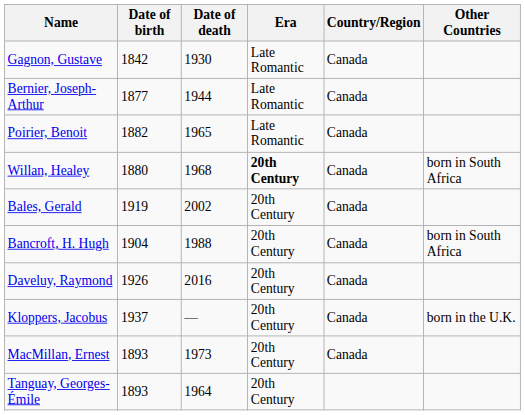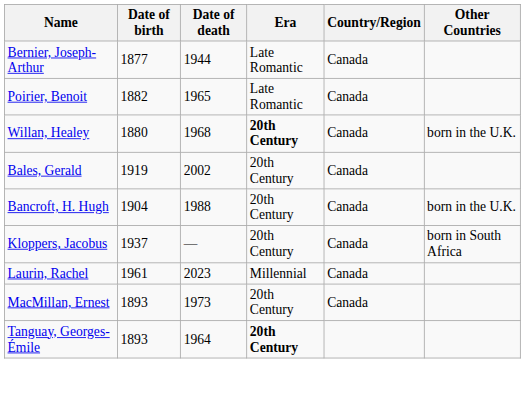- row: (55, 59)
(464, 170) born in South Africa -> (471, 133) born in the U.K.
(464, 244) born in South Africa -> (471, 207) born in the U.K.
- row: (60, 281)
(471, 317) born in the U.K. -> (464, 244) born in South Africa
+ row: (48, 273)
(273, 391) normal -> (274, 339) bold
